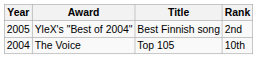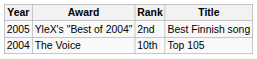columns swapped: (179, 12) <-> (237, 12)
